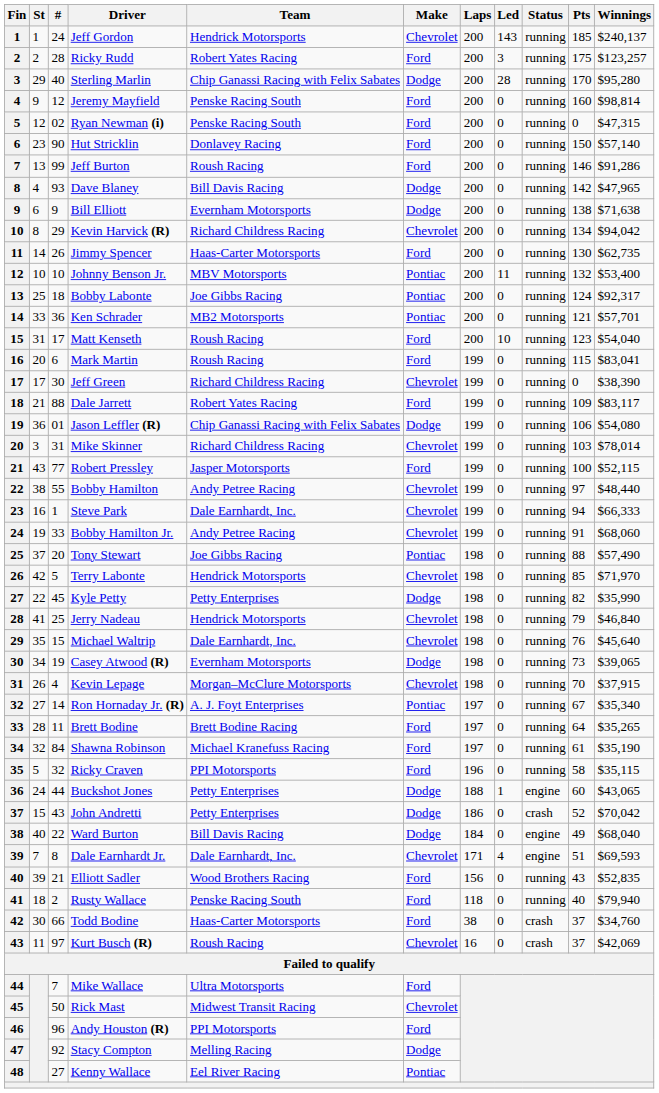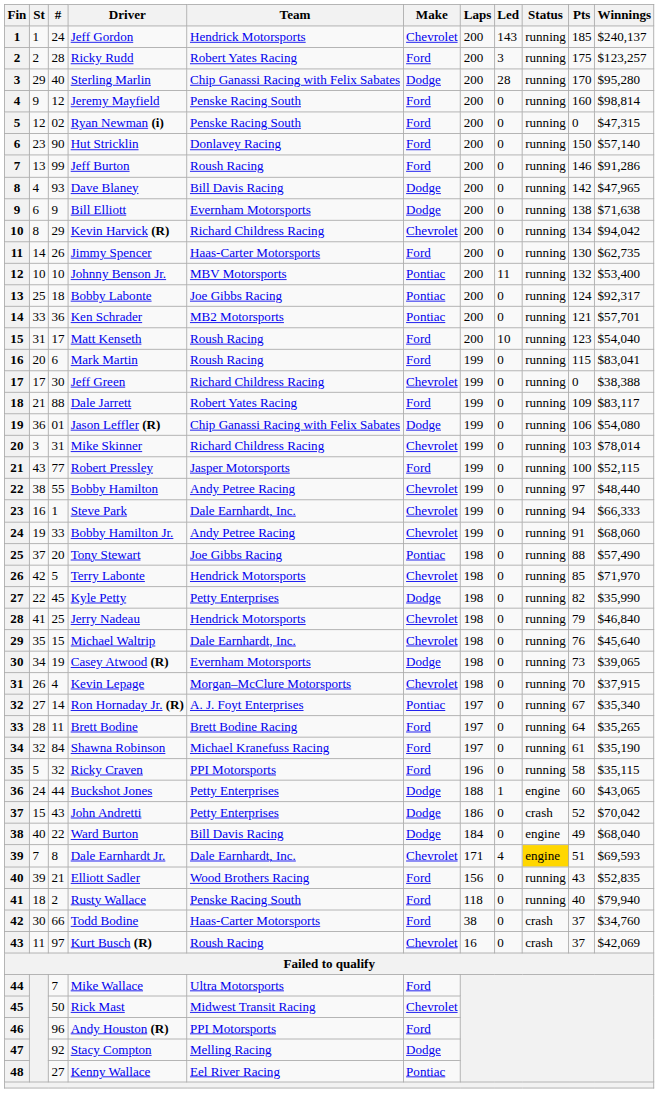(619, 381) $38,390 -> (619, 381) $38,388
(543, 856) no background -> (543, 856) gold background
